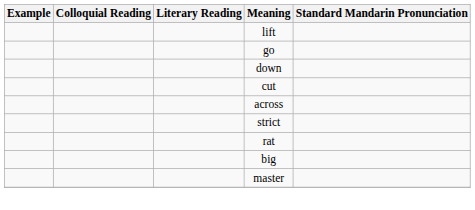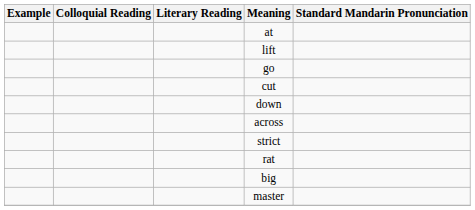+ row: (269, 31)
rows swapped: (269, 86) <-> (269, 68)
